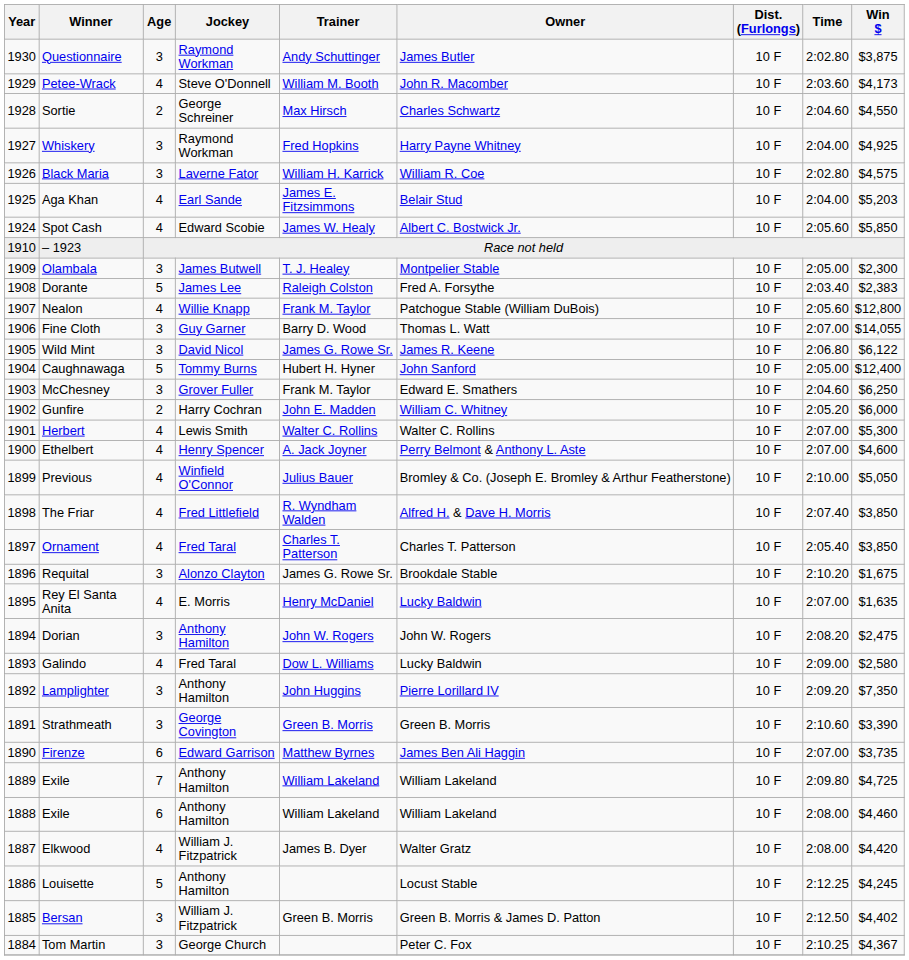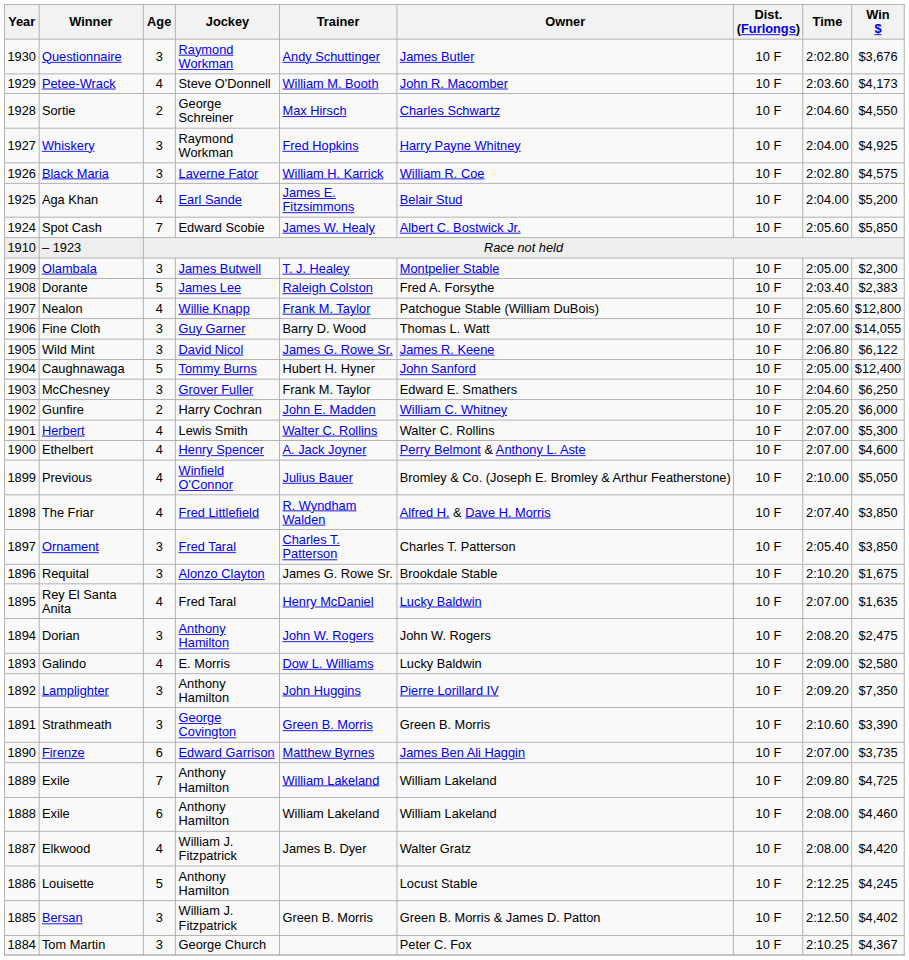(878, 57) $3,875 -> (878, 57) $3,676
(878, 201) $5,203 -> (878, 201) $5,200
(159, 228) 4 -> (159, 228) 7
(159, 547) 4 -> (159, 547) 3
(204, 602) E. Morris -> (207, 602) Fred Taral
(207, 664) Fred Taral -> (204, 664) E. Morris
